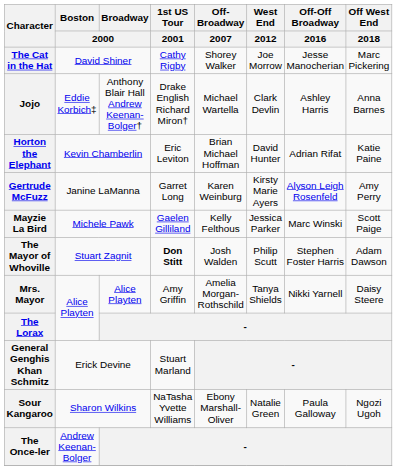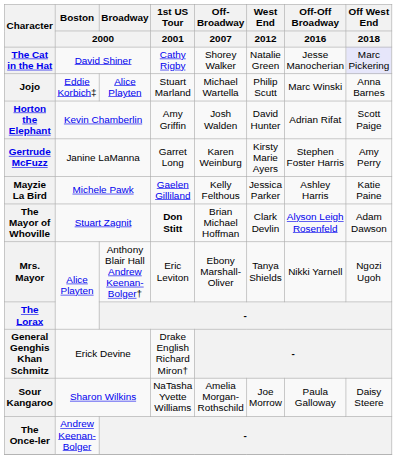(265, 60) Joe Morrow -> (265, 60) Natalie Green
(369, 60) no background -> (369, 60) lavender background
(125, 104) Anthony Blair Hall Andrew Keenan-Bolger† -> (125, 87) Alice Playten
(173, 104) Drake English Richard Miron† -> (173, 87) Stuart Marland
(265, 104) Clark Devlin -> (265, 87) Philip Scutt
(315, 104) Ashley Harris -> (315, 87) Marc Winski
(173, 153) Eric Leviton -> (173, 119) Amy Griffin
(221, 153) Brian Michael Hoffman -> (221, 119) Josh Walden
(369, 153) Katie Paine -> (369, 119) Scott Paige
(315, 191) Alyson Leigh Rosenfeld -> (315, 157) Stephen Foster Harris
(315, 223) Marc Winski -> (315, 190) Ashley Harris
(369, 223) Scott Paige -> (369, 190) Katie Paine
(221, 256) Josh Walden -> (221, 222) Brian Michael Hoffman
(265, 256) Philip Scutt -> (265, 222) Clark Devlin
(315, 256) Stephen Foster Harris -> (315, 222) Alyson Leigh Rosenfeld
(125, 294) Alice Playten -> (125, 272) Anthony Blair Hall Andrew Keenan-Bolger†
(173, 294) Amy Griffin -> (173, 272) Eric Leviton
(221, 294) Amelia Morgan-Rothschild -> (221, 272) Ebony Marshall-Oliver
(369, 294) Daisy Steere -> (369, 272) Ngozi Ugoh
(173, 364) Stuart Marland -> (173, 353) Drake English Richard Miron†
(221, 408) Ebony Marshall-Oliver -> (221, 397) Amelia Morgan-Rothschild
(265, 408) Natalie Green -> (265, 397) Joe Morrow
(369, 408) Ngozi Ugoh -> (369, 397) Daisy Steere
